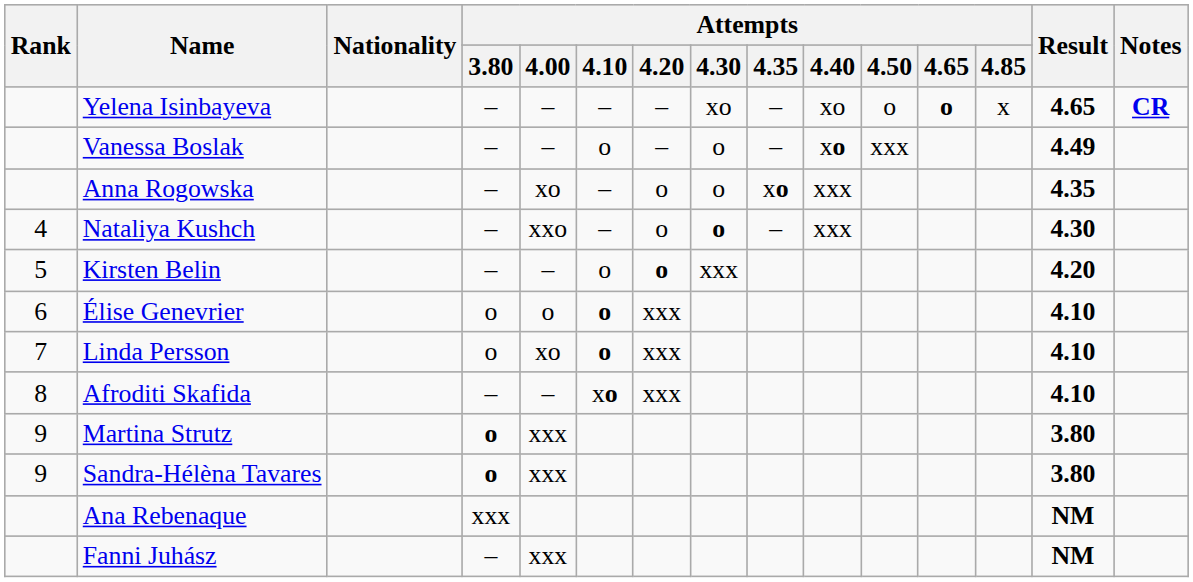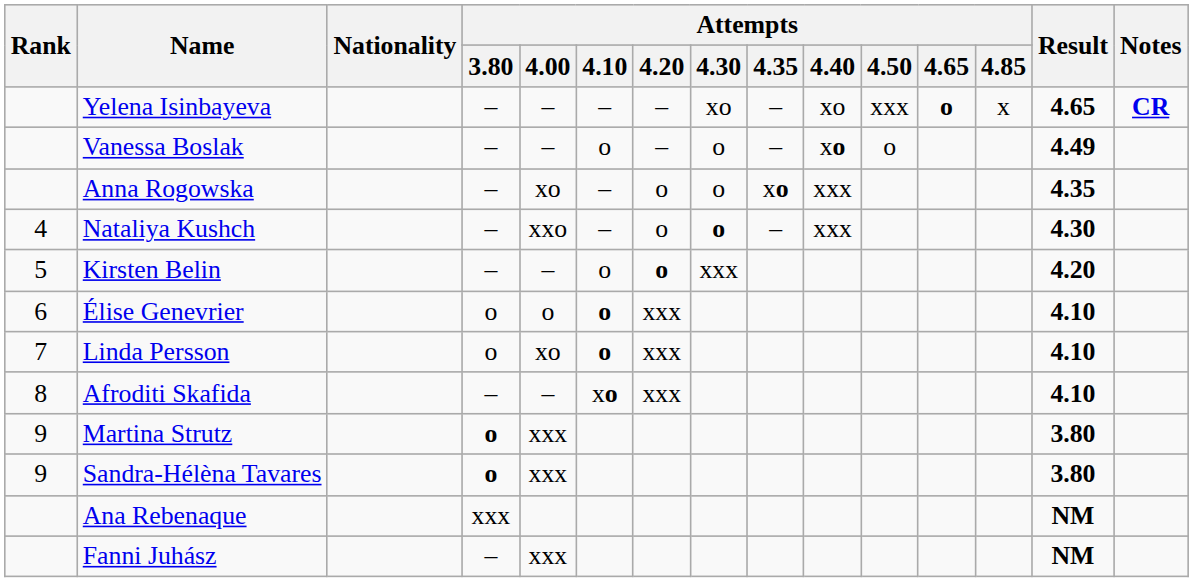(890, 106) o -> (890, 106) xxx
(890, 147) xxx -> (890, 147) o
